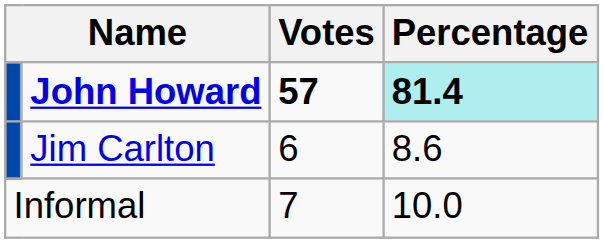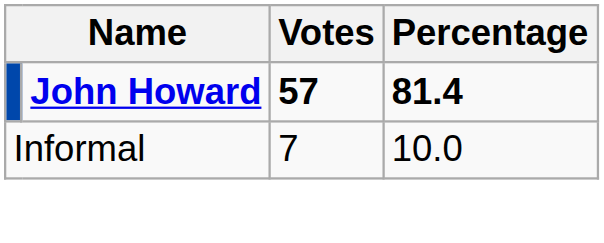(427, 91) paleturquoise background -> (427, 91) no background
- row: (123, 149)
